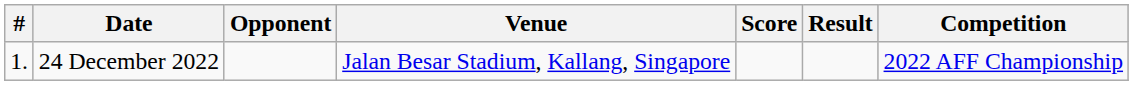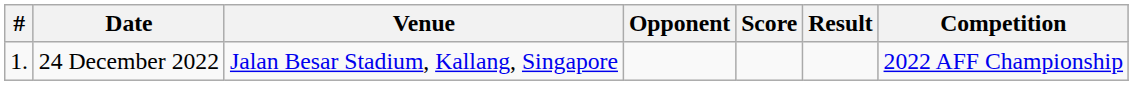columns swapped: (536, 23) <-> (281, 23)
